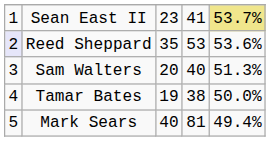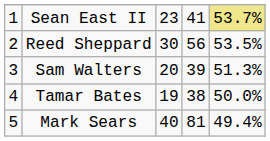(13, 44) lavender background -> (13, 44) no background
(169, 44) 35 -> (169, 44) 30
(196, 44) 53 -> (196, 44) 56
(237, 44) 53.6% -> (237, 44) 53.5%
(196, 70) 40 -> (196, 70) 39
